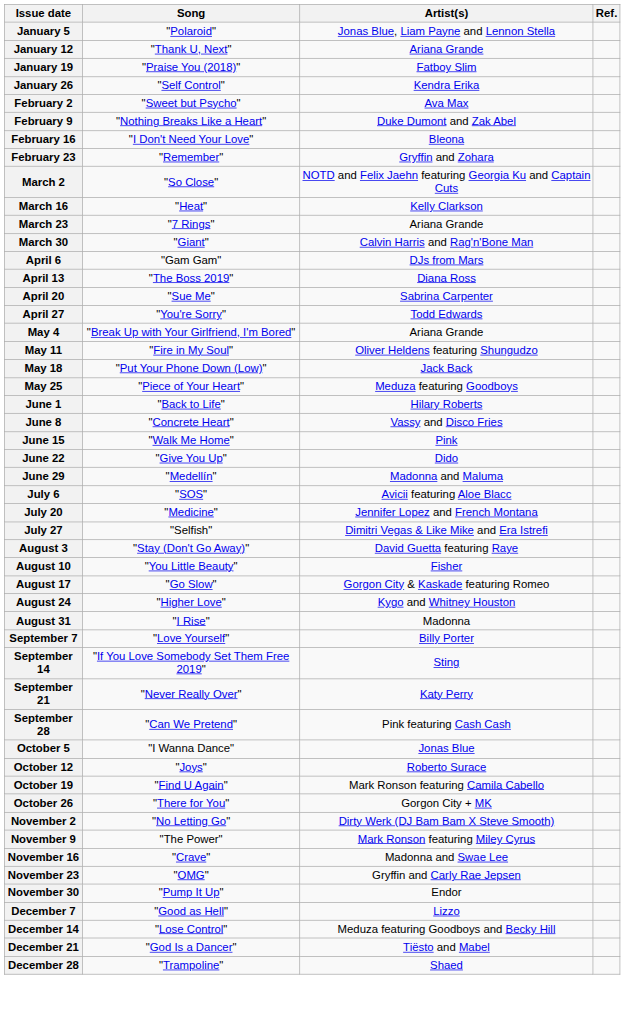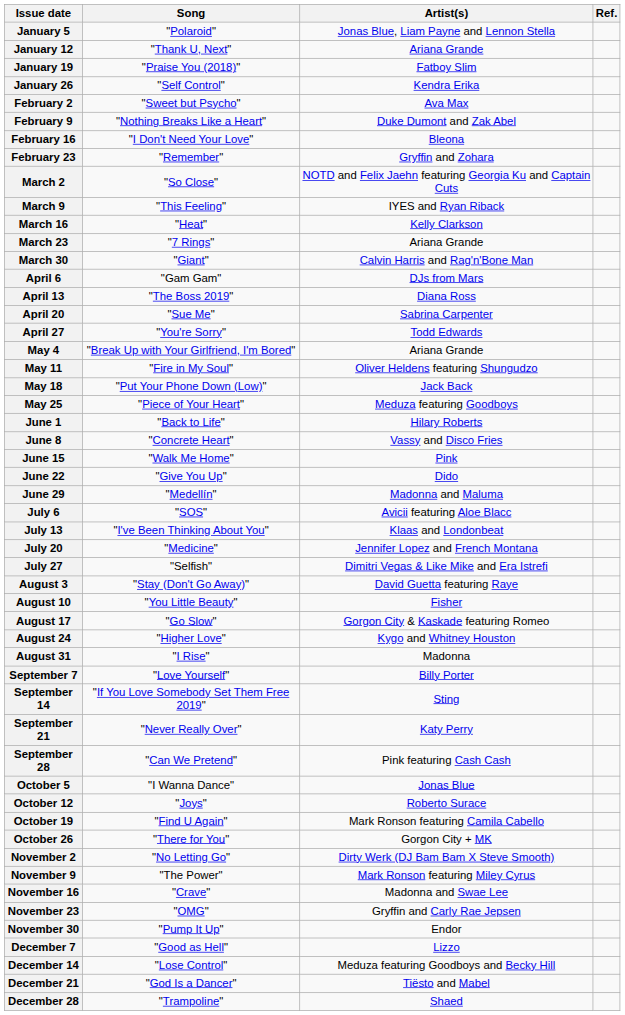+ row: (43, 206)
+ row: (43, 530)
